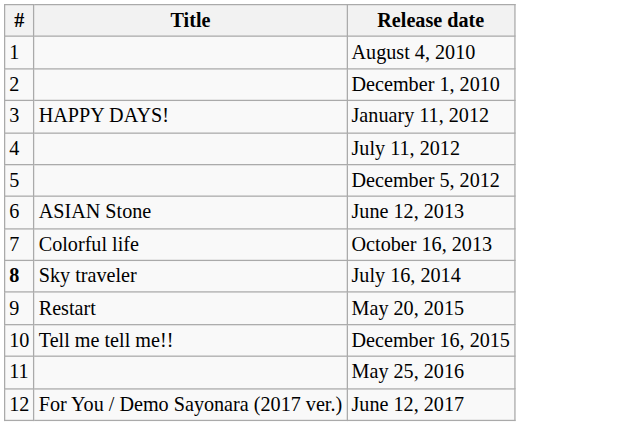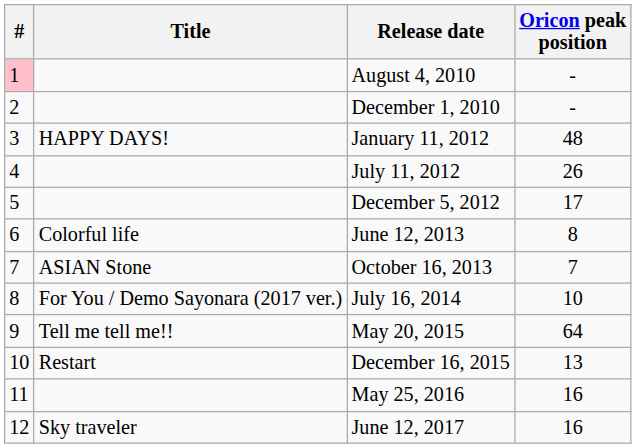+ column: (573, 31)
(14, 52) no background -> (14, 75) pink background
(95, 212) ASIAN Stone -> (89, 235) Colorful life
(89, 244) Colorful life -> (95, 266) ASIAN Stone
(14, 276) bold -> (14, 298) normal
(88, 276) Sky traveler -> (190, 298) For You / Demo Sayonara (2017 ver.)
(67, 308) Restart -> (106, 330) Tell me tell me!!
(106, 340) Tell me tell me!! -> (67, 362) Restart
(190, 404) For You / Demo Sayonara (2017 ver.) -> (88, 426) Sky traveler
